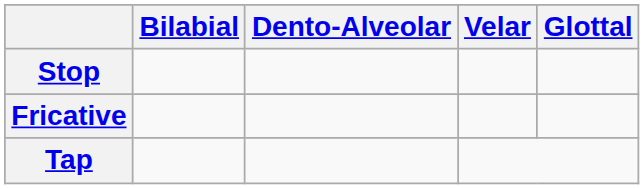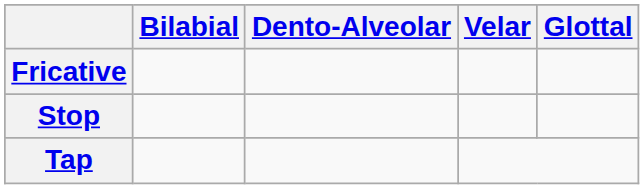rows swapped: (69, 71) <-> (69, 115)
